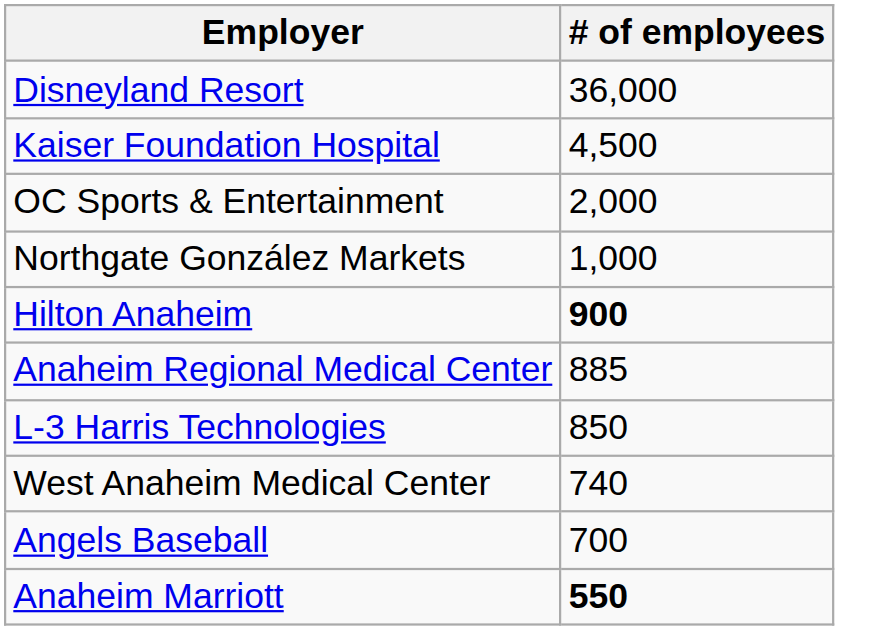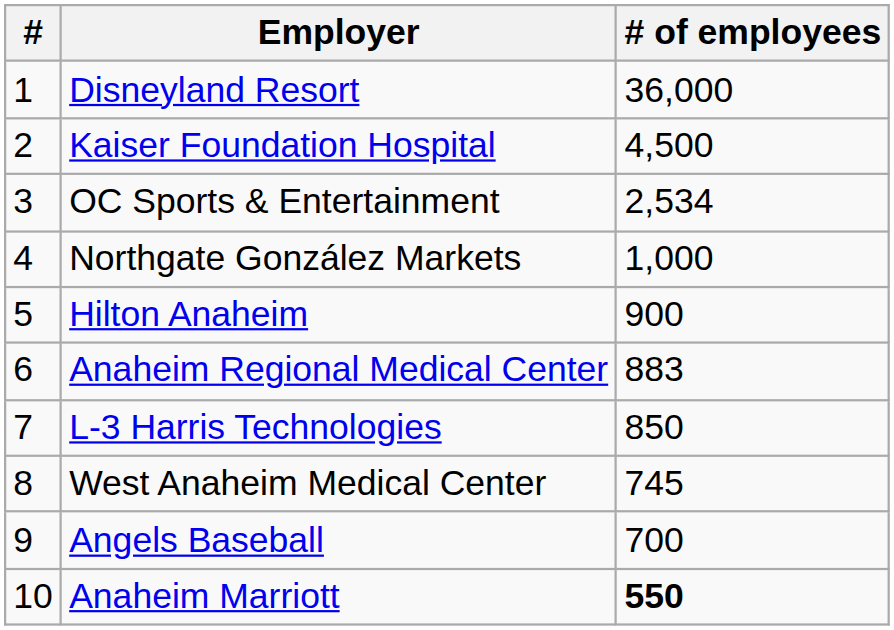+ column: (33, 32)
(613, 201) 2,000 -> (669, 201) 2,534
(598, 314) bold -> (654, 314) normal
(598, 370) 885 -> (654, 370) 883
(598, 483) 740 -> (654, 483) 745
